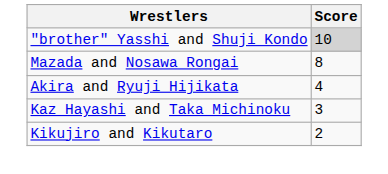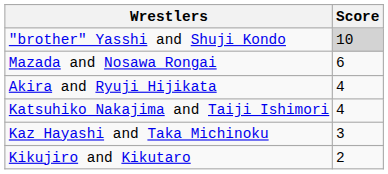(319, 63) 8 -> (340, 63) 6
+ row: (169, 110)
